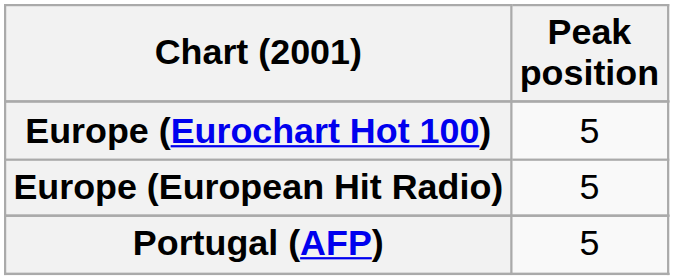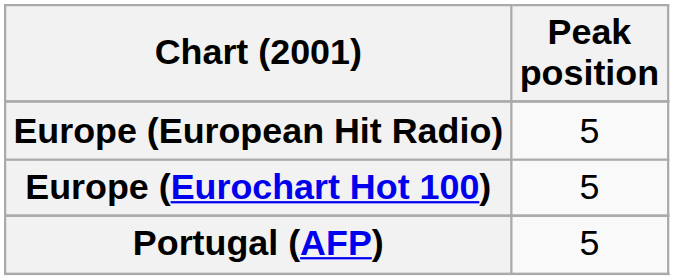rows swapped: (258, 130) <-> (258, 186)
